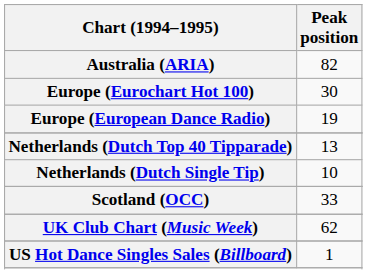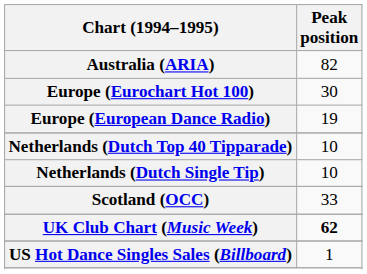(329, 145) 13 -> (329, 145) 10
(329, 227) normal -> (329, 227) bold
